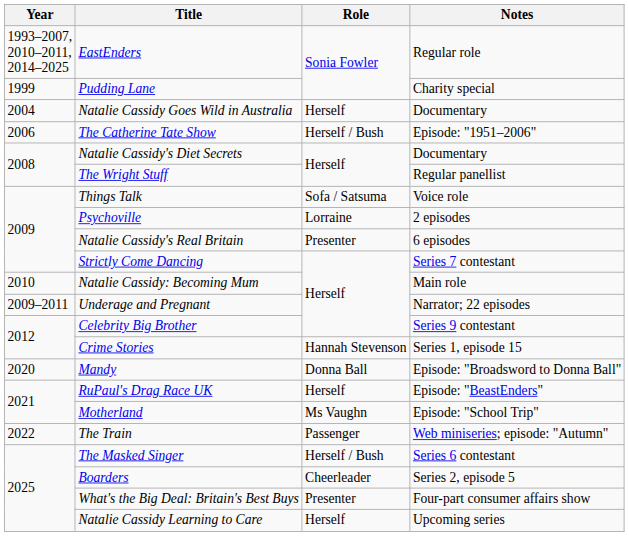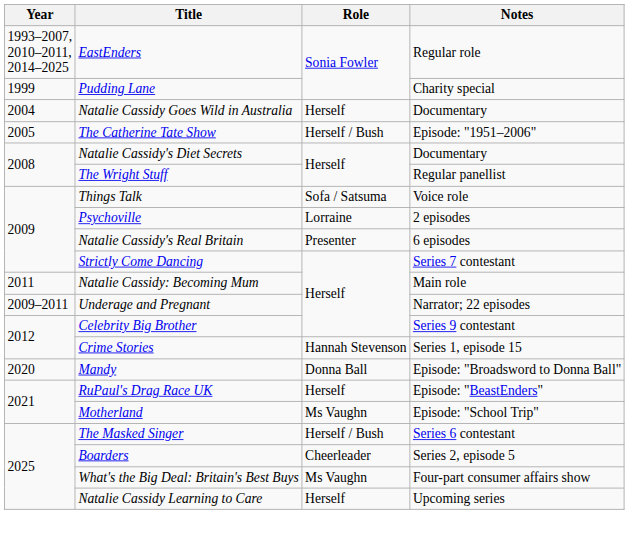(21, 132) 2006 -> (21, 132) 2005
(21, 283) 2010 -> (21, 283) 2011
- row: (105, 434)
(330, 498) Presenter -> (336, 477) Ms Vaughn
